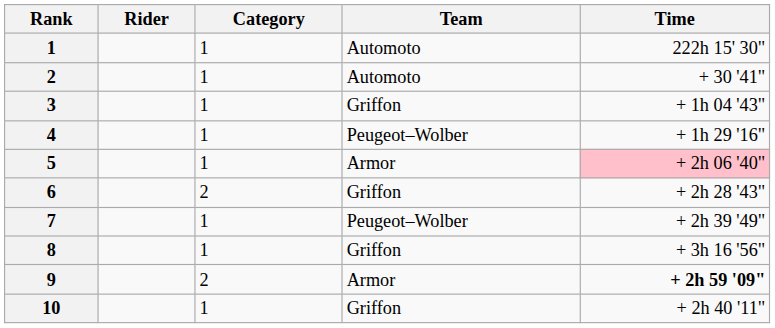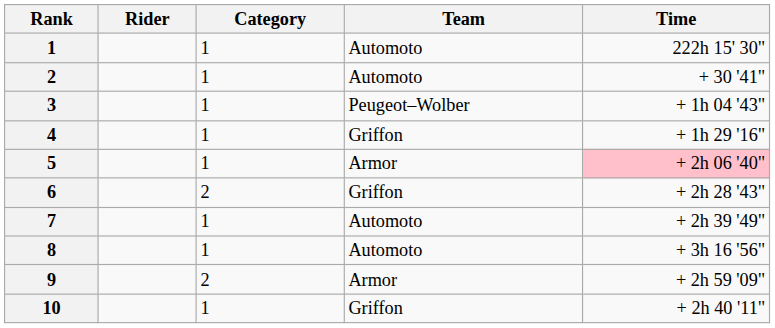(374, 105) Griffon -> (409, 105) Peugeot–Wolber
(407, 134) Peugeot–Wolber -> (376, 134) Griffon
(407, 221) Peugeot–Wolber -> (385, 221) Automoto
(374, 250) Griffon -> (385, 250) Automoto
(718, 279) bold -> (721, 279) normal
